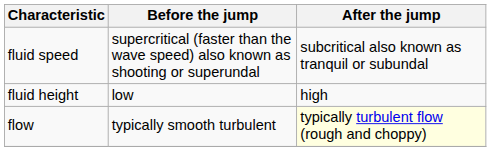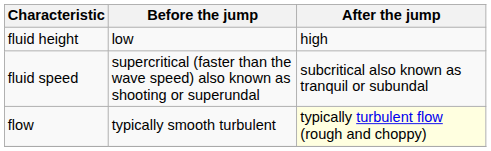rows swapped: (43, 55) <-> (43, 94)
